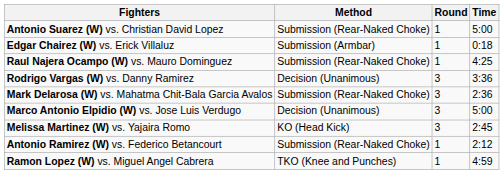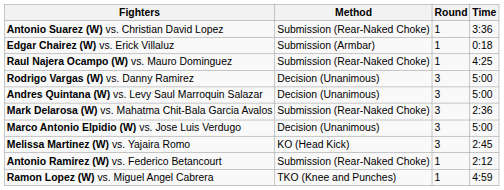(482, 29) 5:00 -> (482, 29) 3:36
(482, 78) 3:36 -> (482, 78) 5:00
+ row: (135, 95)
